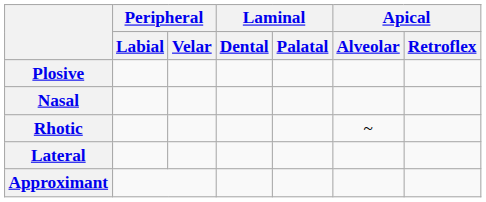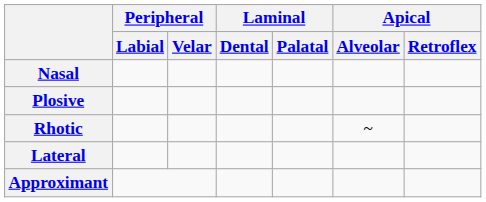rows swapped: (58, 73) <-> (58, 100)
